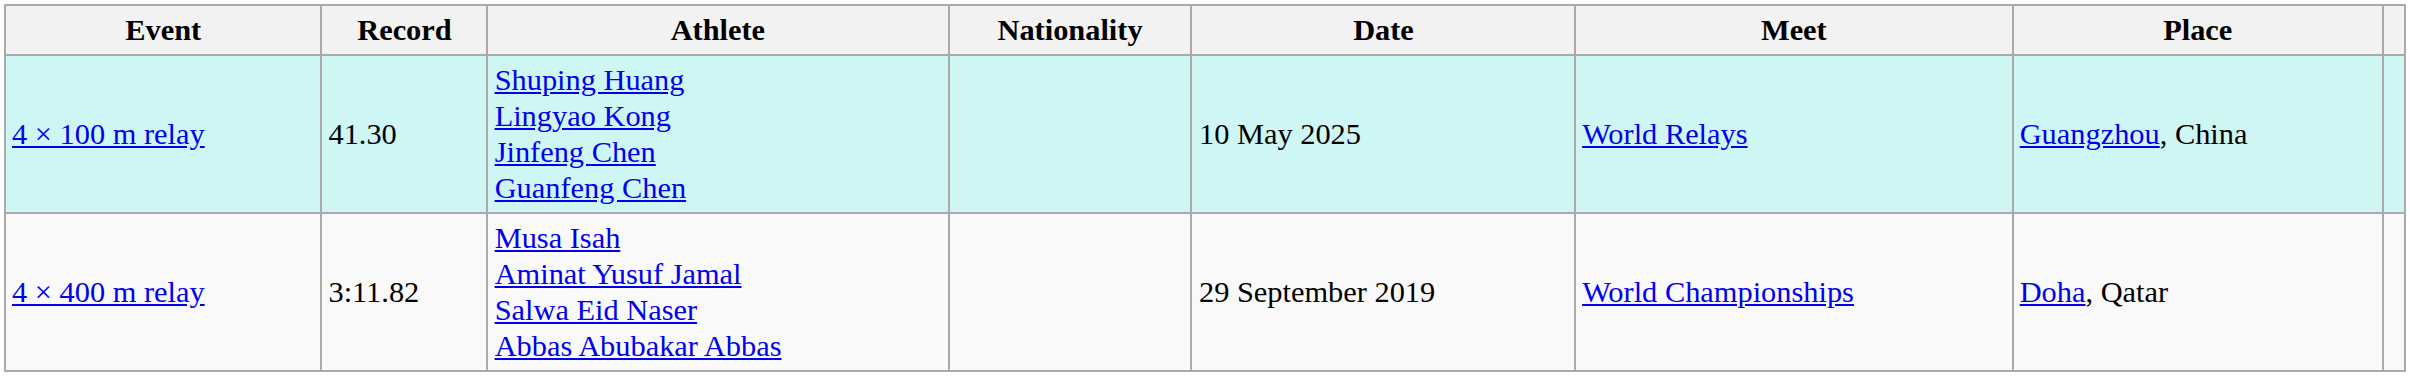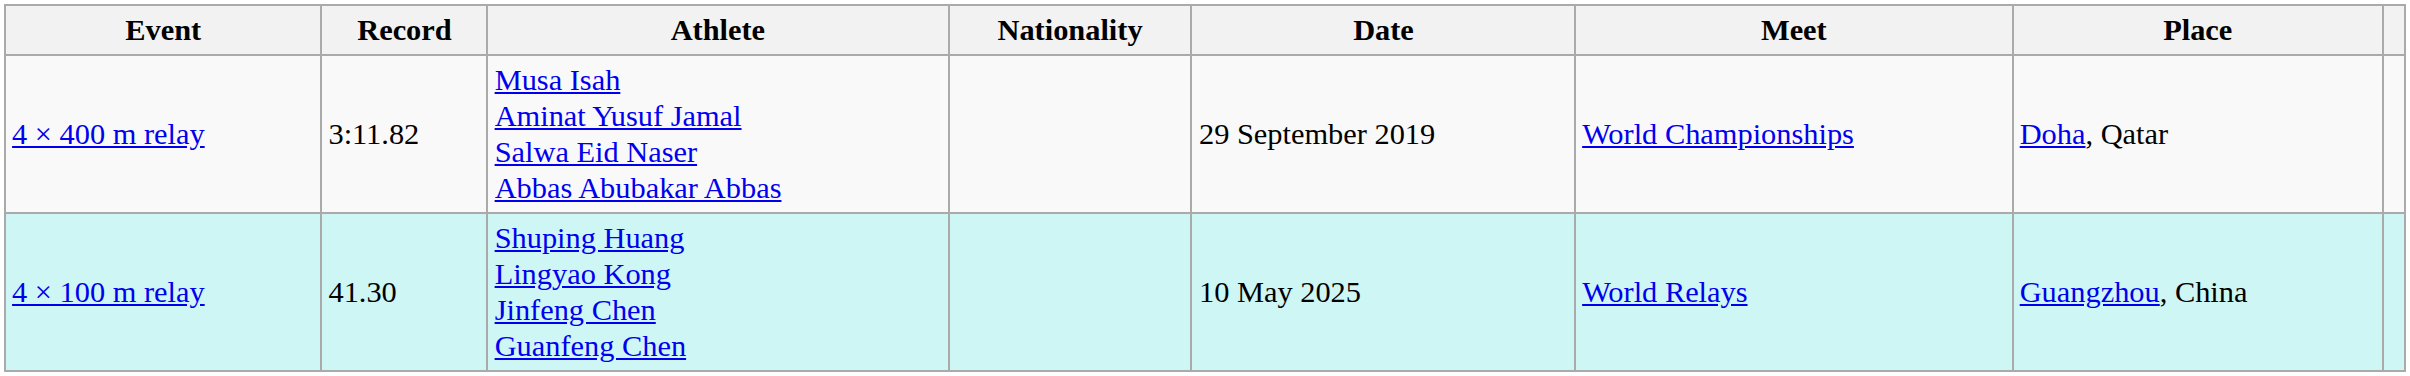rows swapped: (108, 133) <-> (108, 292)
